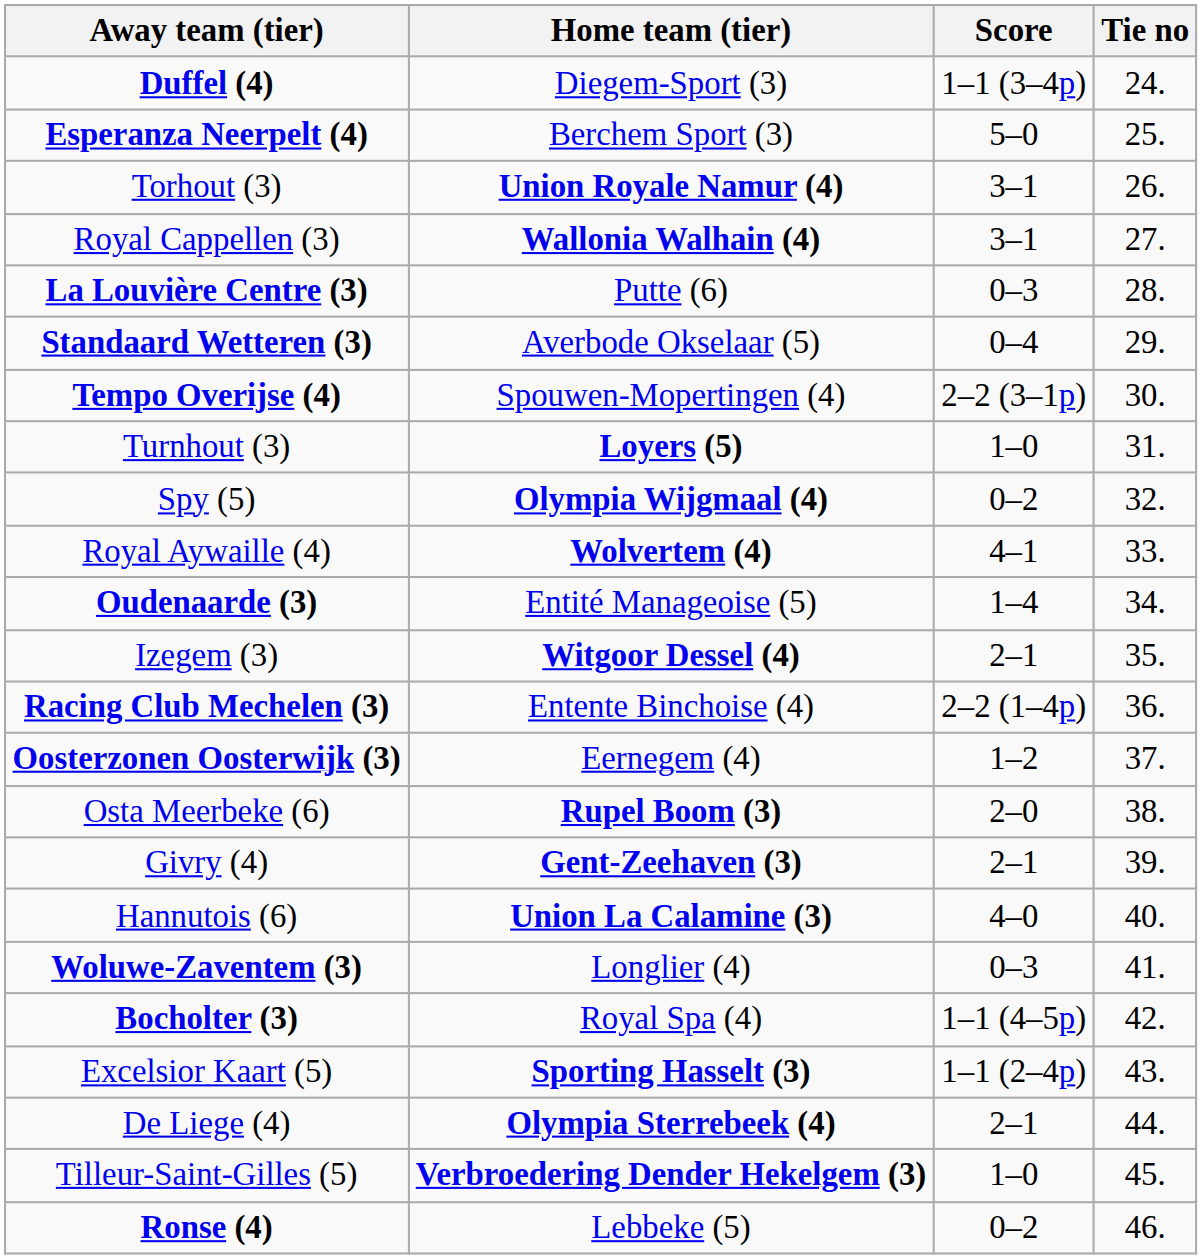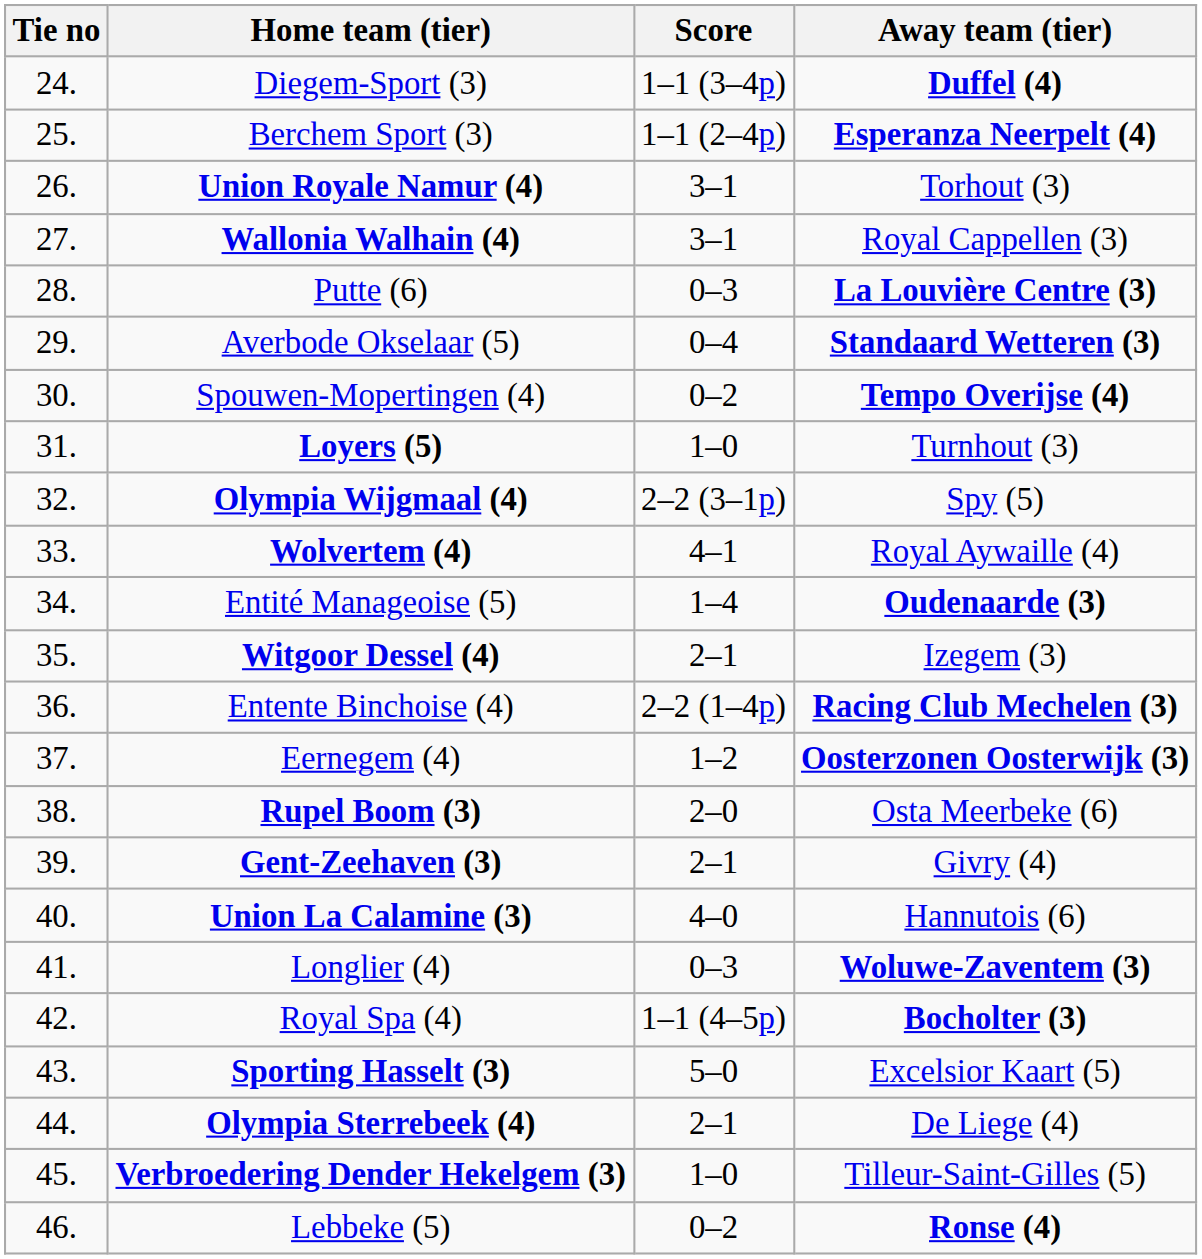columns swapped: (1145, 30) <-> (207, 30)
(1014, 134) 5–0 -> (713, 134) 1–1 (2–4p)
(1014, 394) 2–2 (3–1p) -> (713, 394) 0–2
(1014, 498) 0–2 -> (713, 498) 2–2 (3–1p)
(1014, 1070) 1–1 (2–4p) -> (713, 1070) 5–0
